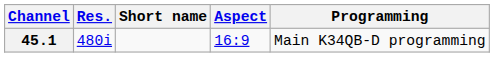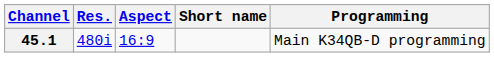columns swapped: (241, 17) <-> (163, 17)
